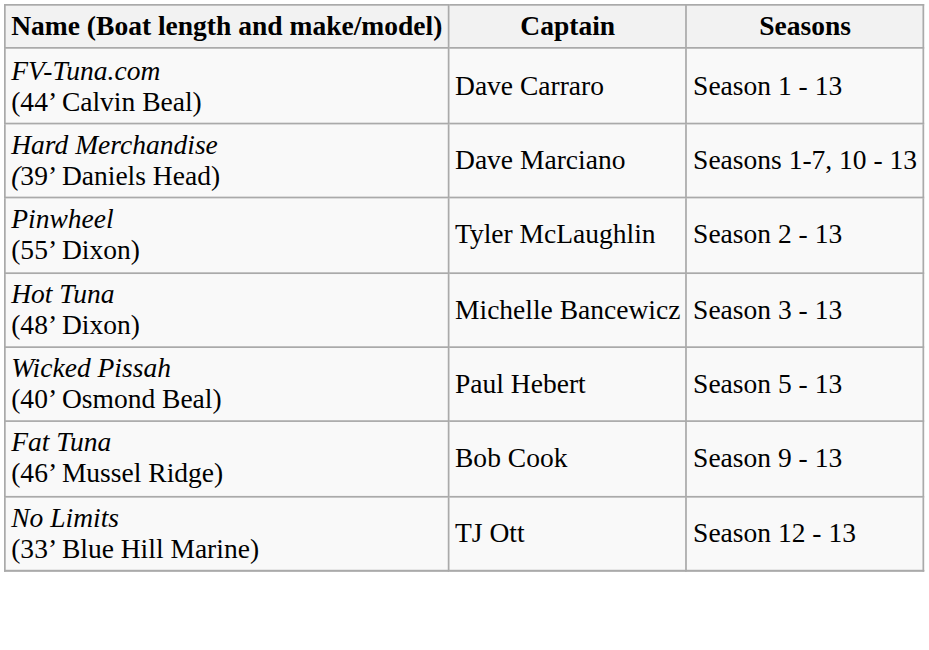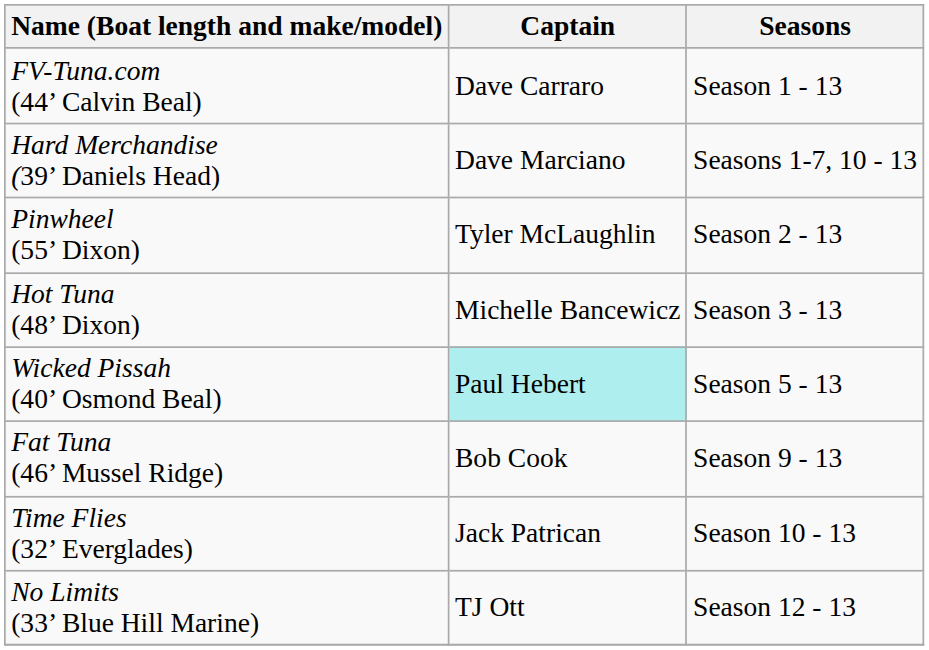(520, 383) no background -> (520, 383) paleturquoise background
+ row: (102, 533)
